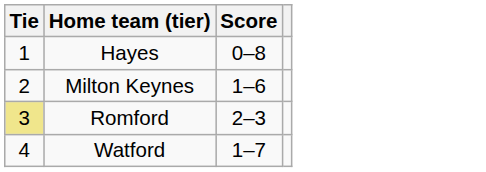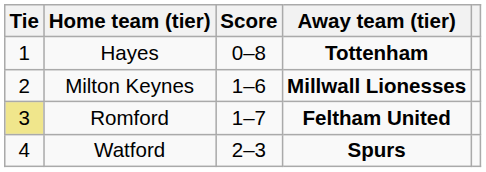+ column: (377, 21)
(249, 118) 2–3 -> (249, 118) 1–7
(249, 150) 1–7 -> (249, 150) 2–3
